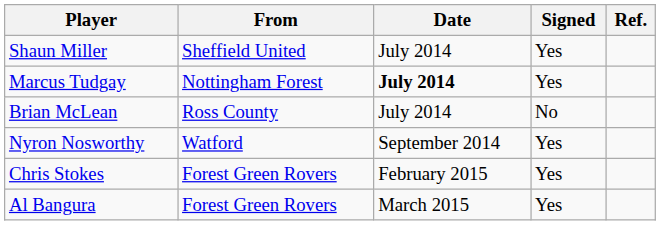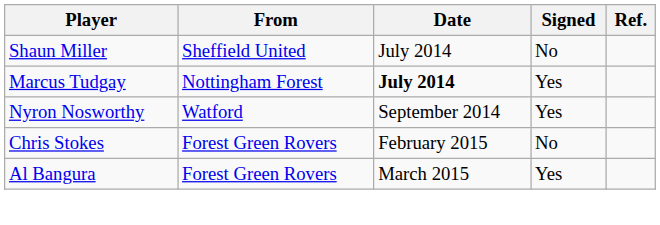(549, 50) Yes -> (547, 50) No
- row: (63, 112)
(549, 174) Yes -> (547, 143) No
